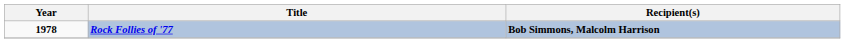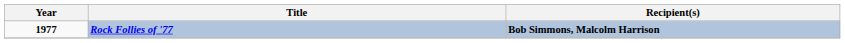(46, 29) 1978 -> (46, 29) 1977
